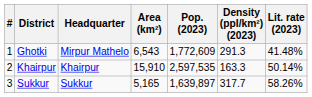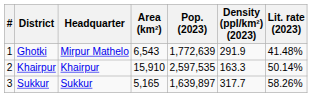(192, 51) 1,772,609 -> (192, 51) 1,772,639
(233, 51) 291.3 -> (233, 51) 291.9
